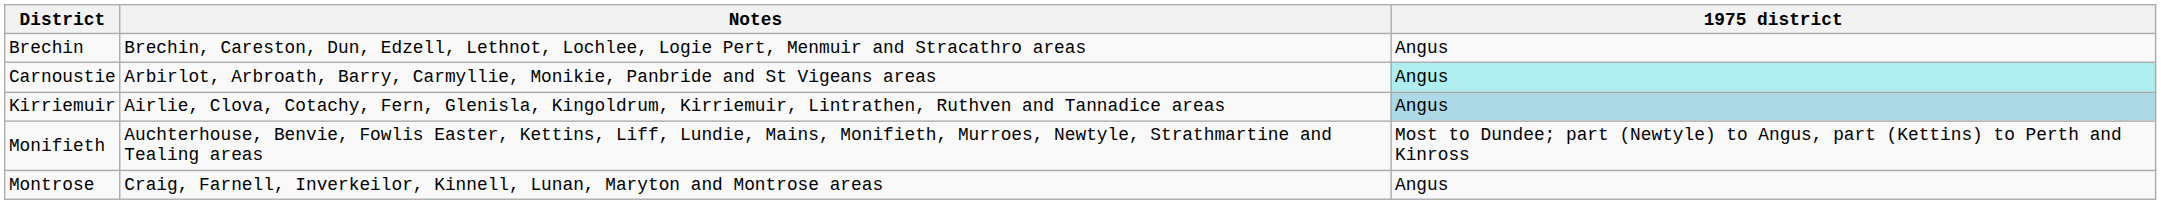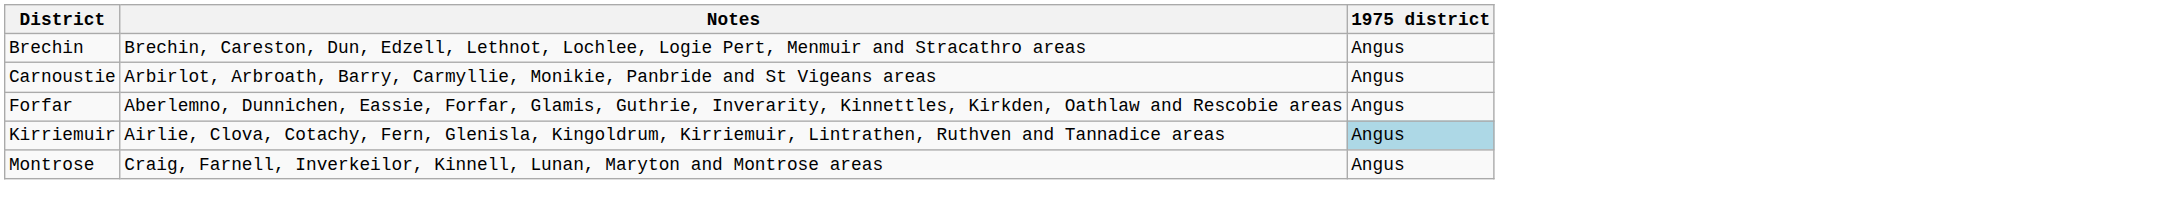(1422, 77) paleturquoise background -> (1378, 77) no background
+ row: (41, 106)
- row: (57, 146)
